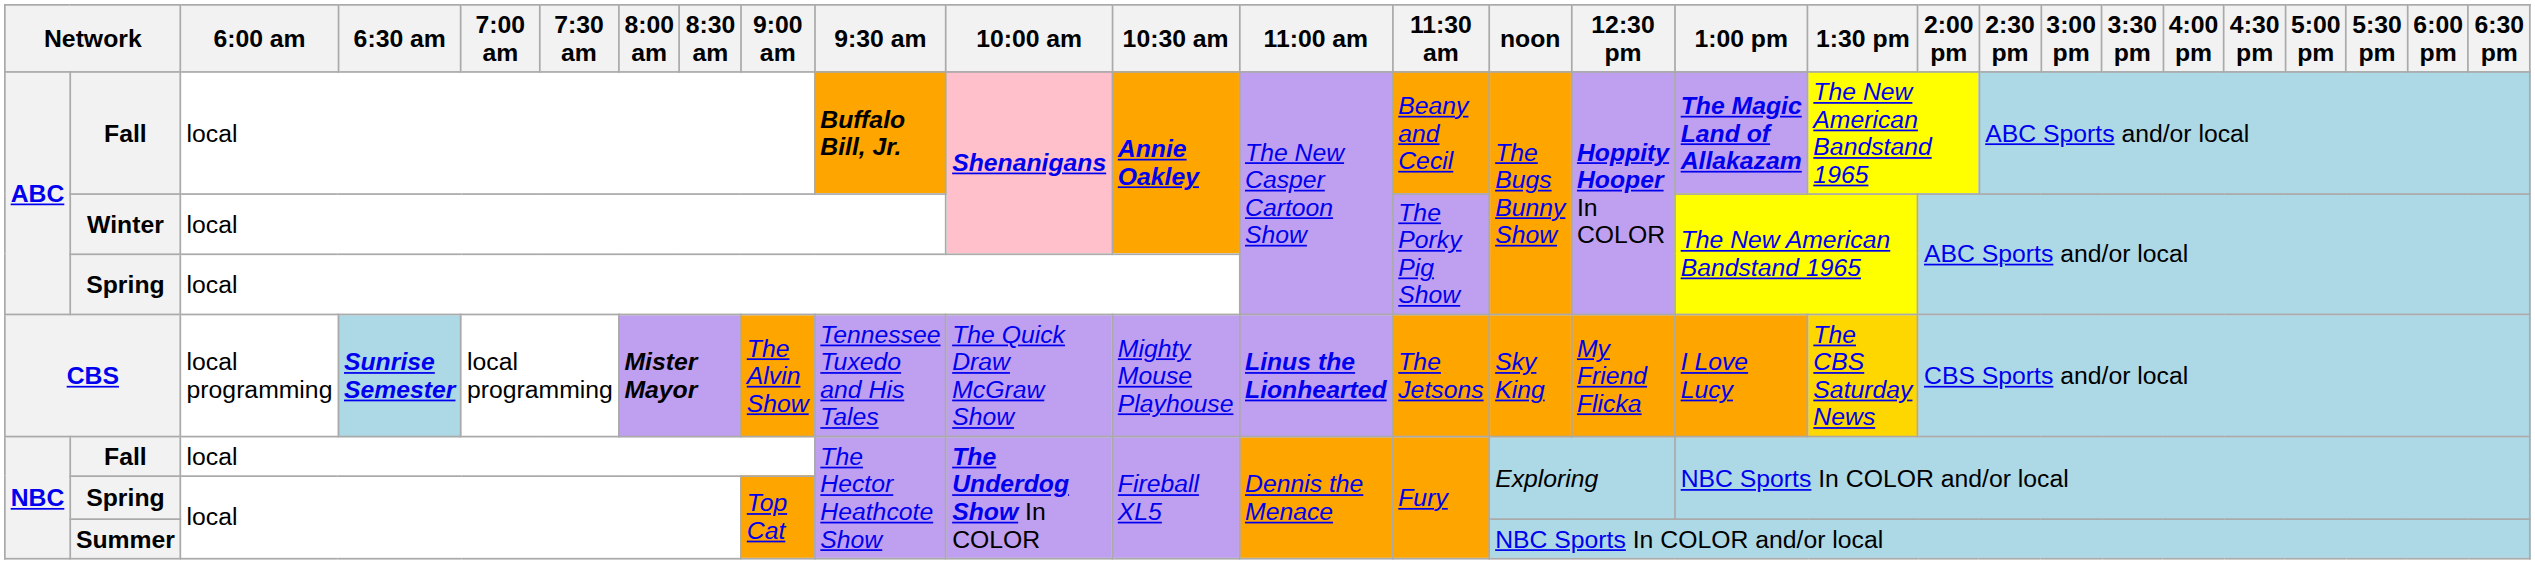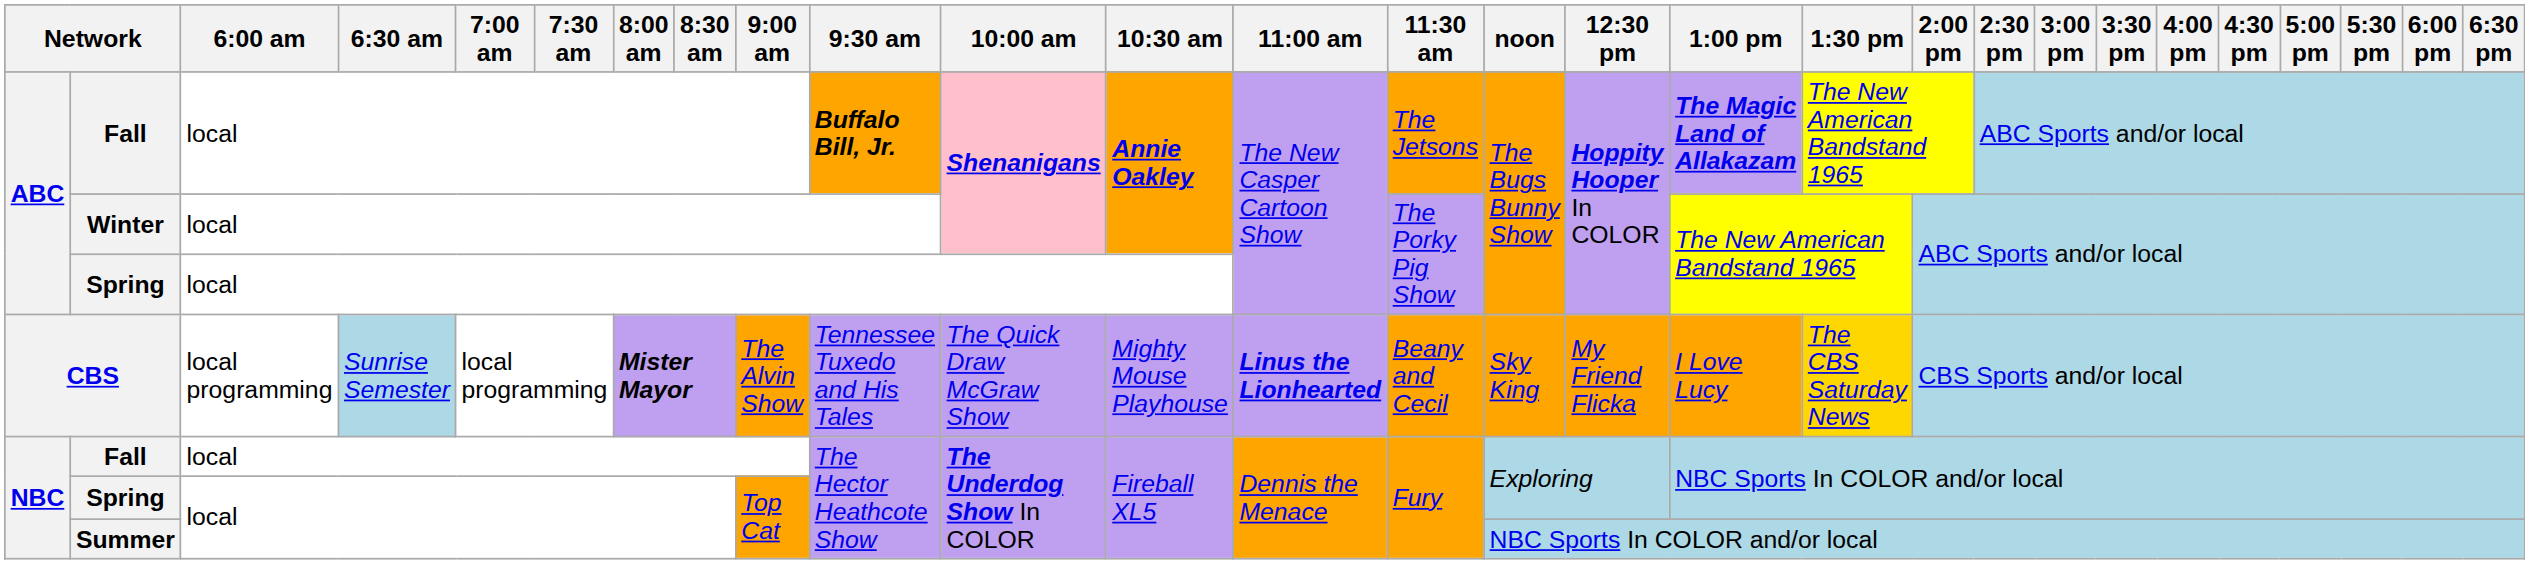(1433, 133) Beany and Cecil -> (1435, 133) The Jetsons
(400, 376) bold -> (397, 376) normal
(1441, 376) The Jetsons -> (1428, 376) Beany and Cecil
